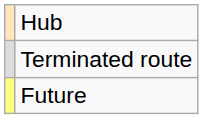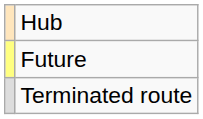rows swapped: (54, 95) <-> (106, 58)
